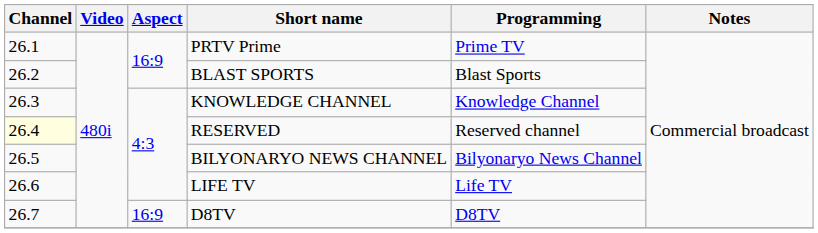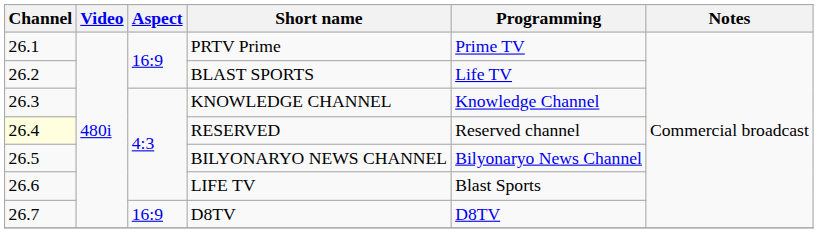(498, 74) Blast Sports -> (484, 74) Life TV
(484, 185) Life TV -> (498, 185) Blast Sports
